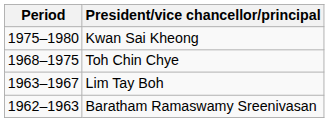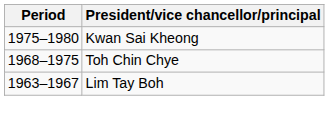- row: (201, 106)
